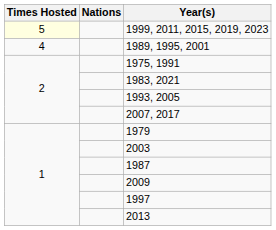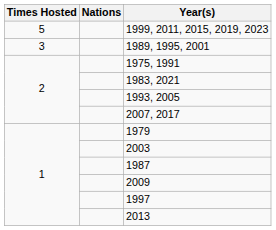(42, 30) lightyellow background -> (42, 30) no background
(42, 47) 4 -> (42, 47) 3
